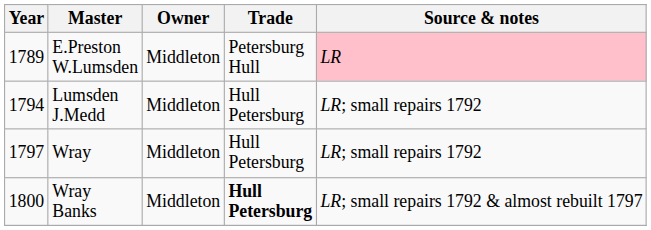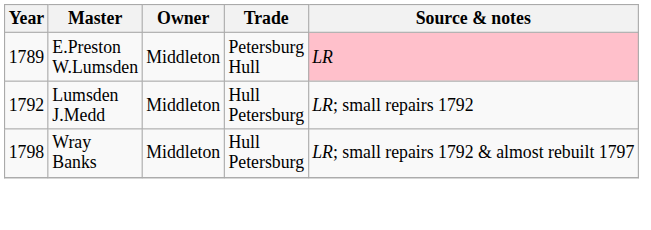(26, 104) 1794 -> (26, 104) 1792
- row: (72, 153)
(26, 201) 1800 -> (26, 153) 1798
(270, 201) bold -> (266, 153) normal
